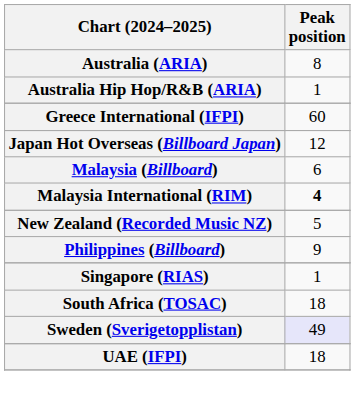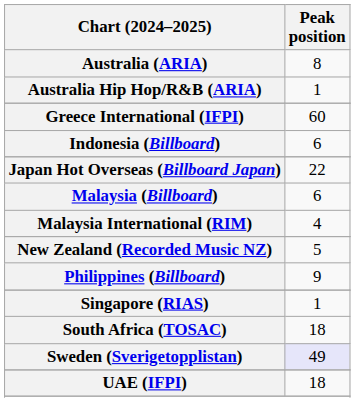+ row: (145, 143)
(317, 143) 12 -> (317, 169) 22
(317, 196) bold -> (317, 223) normal
